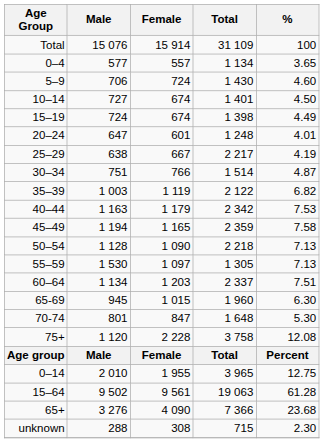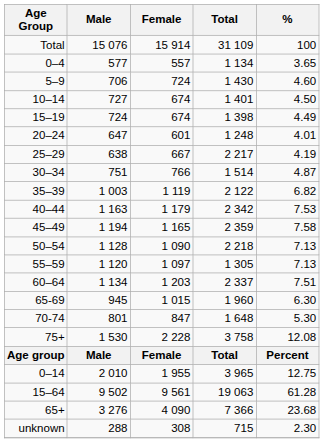(113, 264) 1 530 -> (113, 264) 1 120
(113, 337) 1 120 -> (113, 337) 1 530
